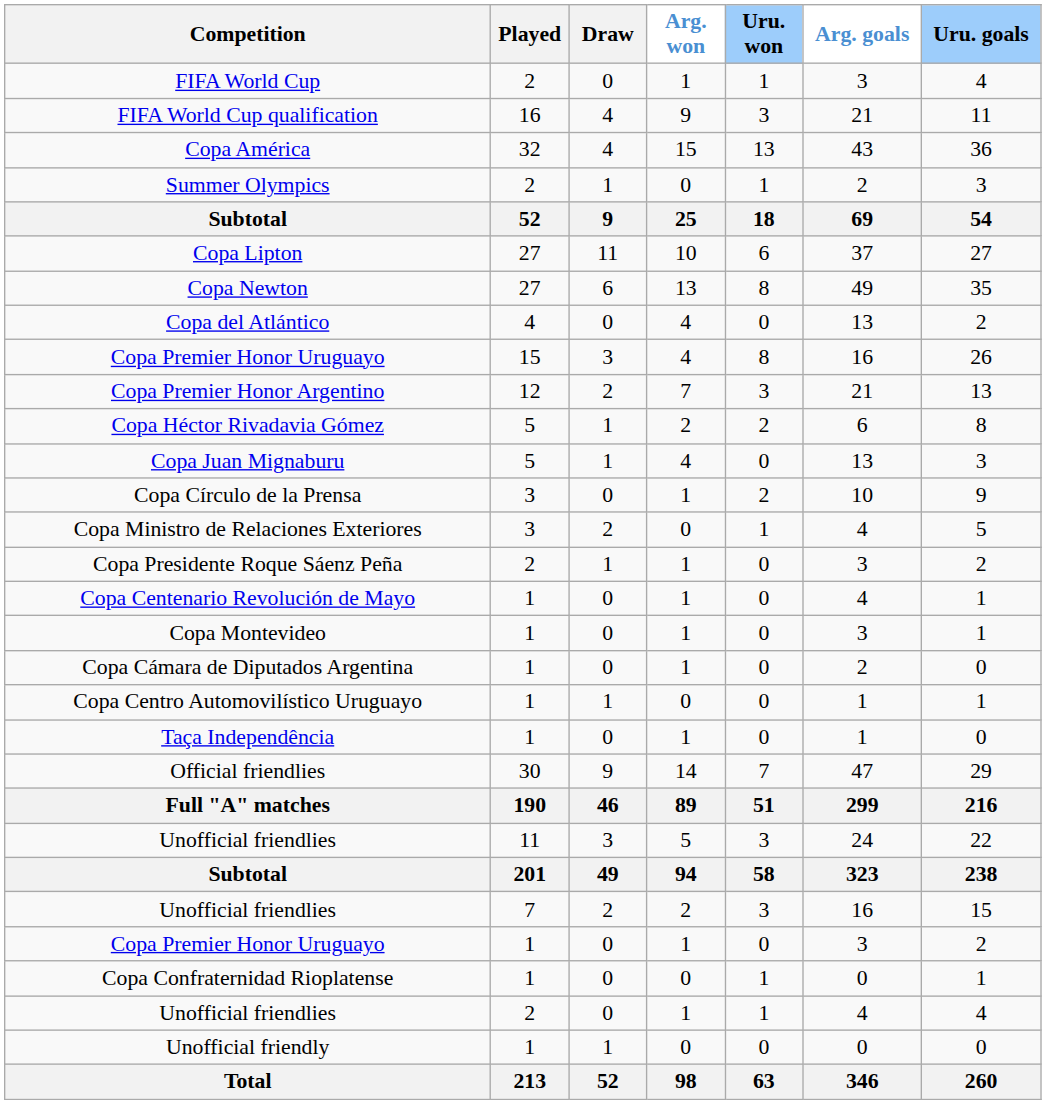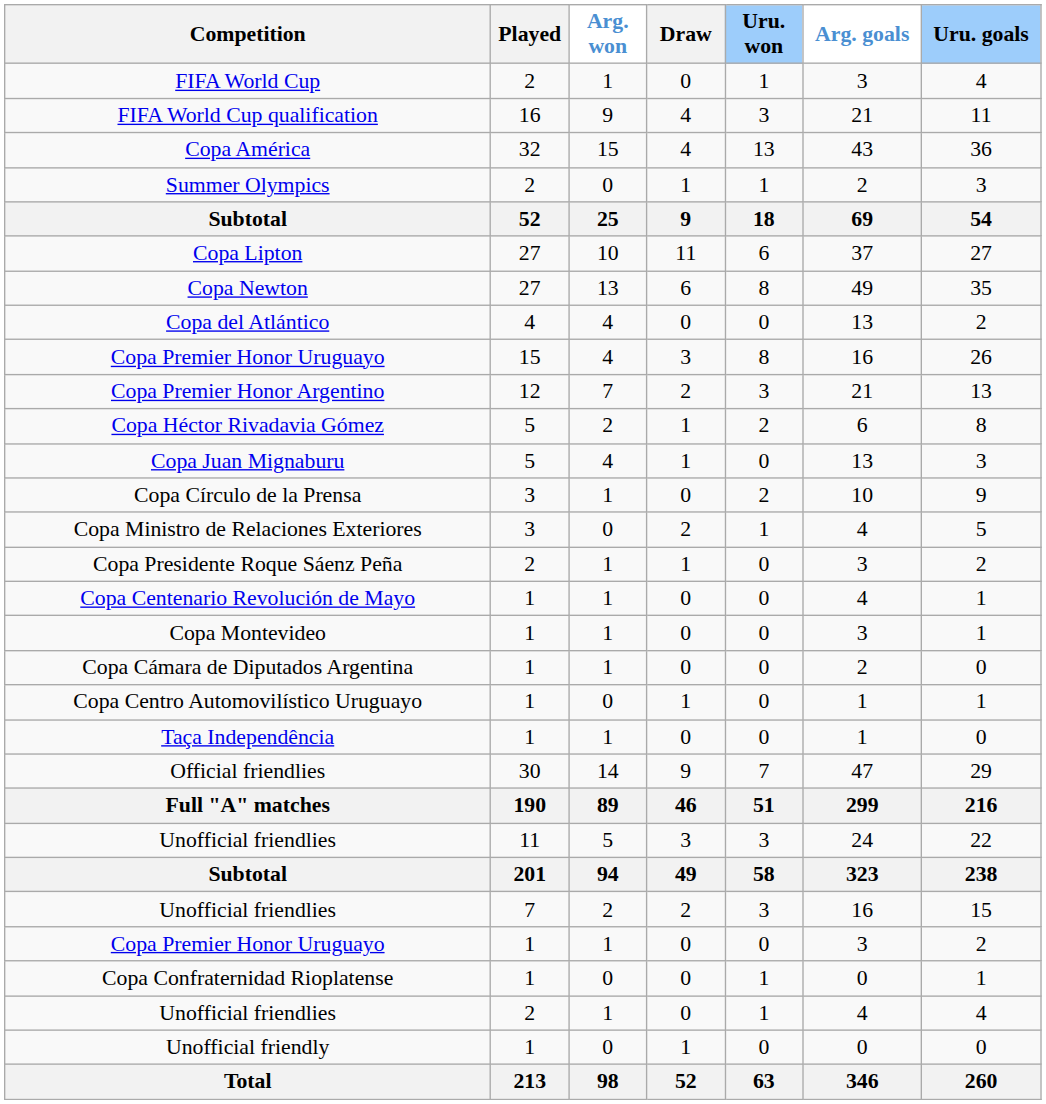columns swapped: (686, 33) <-> (608, 33)
